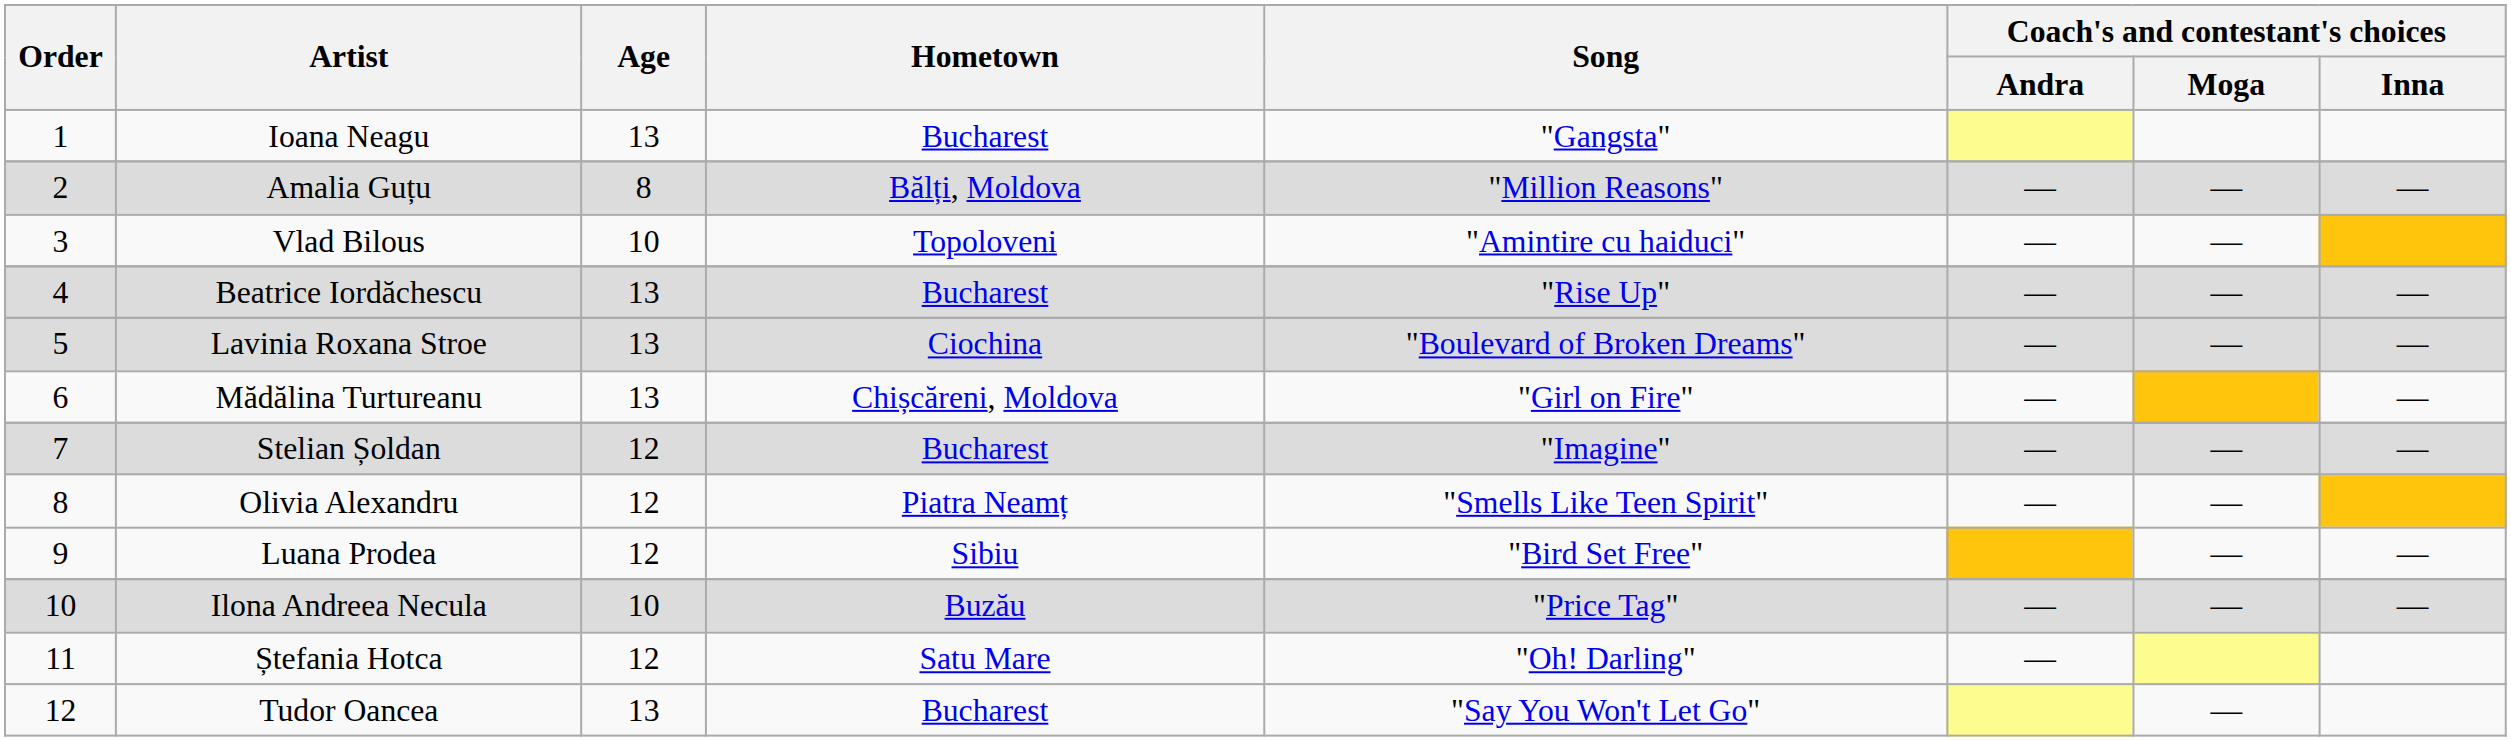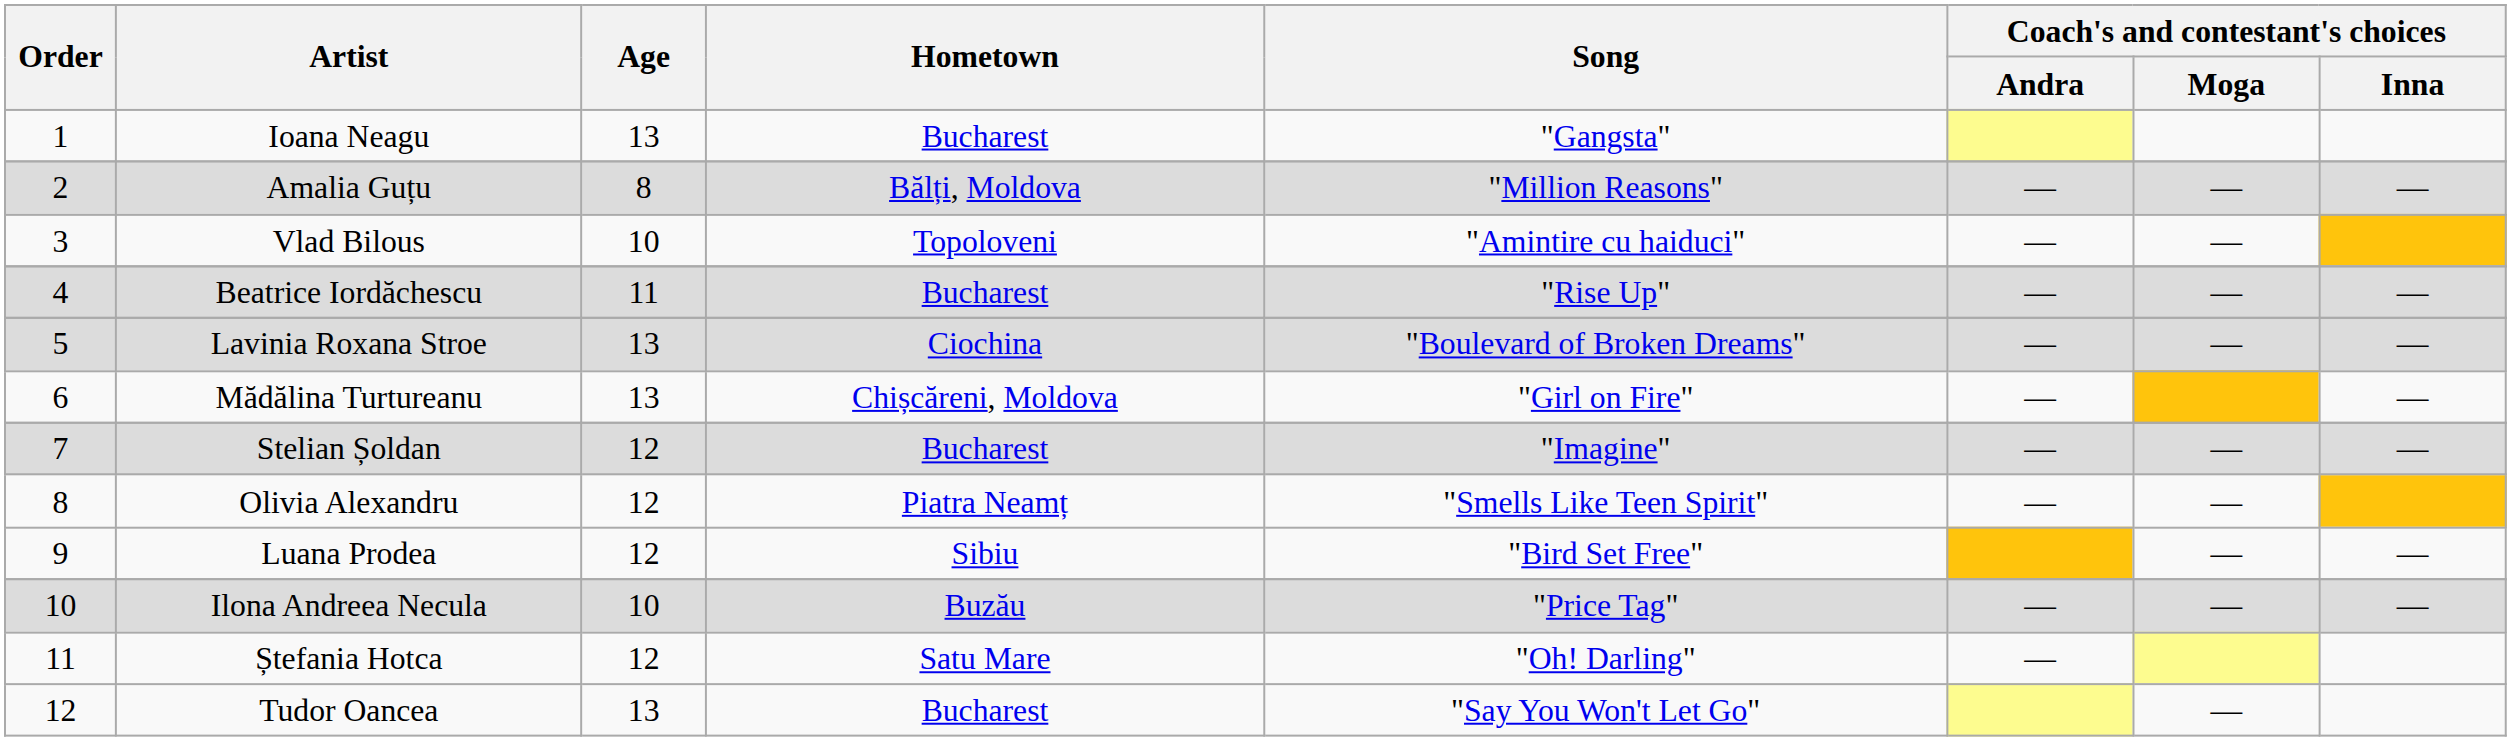(644, 292) 13 -> (644, 292) 11
